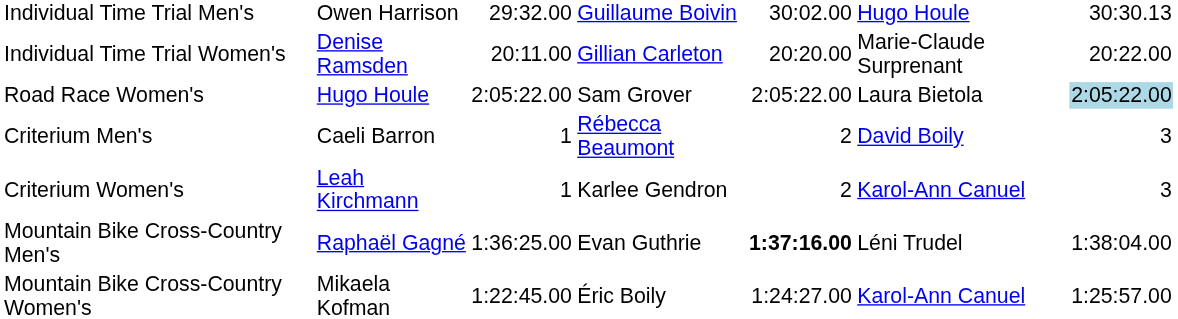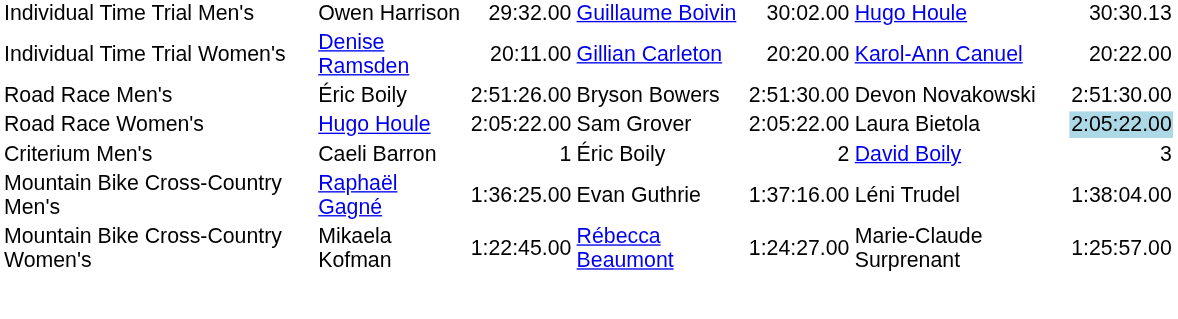(921, 54) Marie-Claude Surprenant -> (939, 54) Karol-Ann Canuel
+ row: (88, 95)
(626, 136) Rébecca Beaumont -> (621, 153) Éric Boily
- row: (94, 189)
(800, 242) bold -> (799, 195) normal
(622, 296) Éric Boily -> (625, 248) Rébecca Beaumont
(941, 296) Karol-Ann Canuel -> (919, 248) Marie-Claude Surprenant
